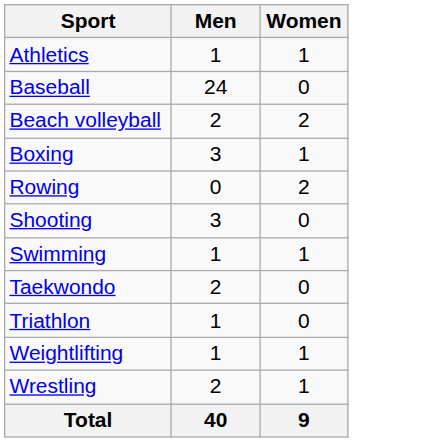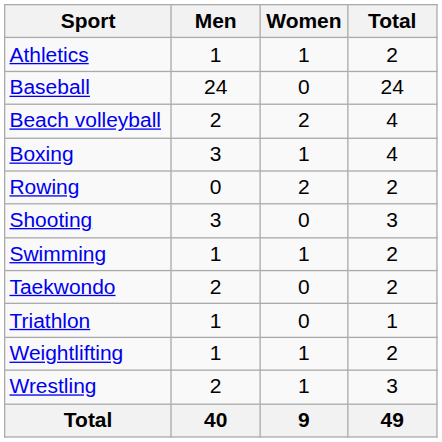+ column: (392, 21)
